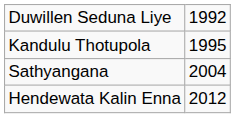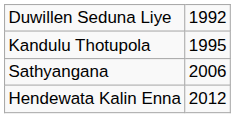(208, 71) 2004 -> (208, 71) 2006
